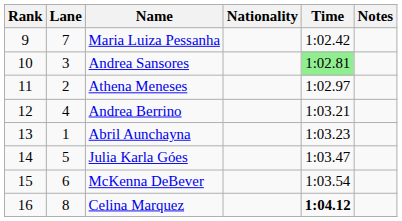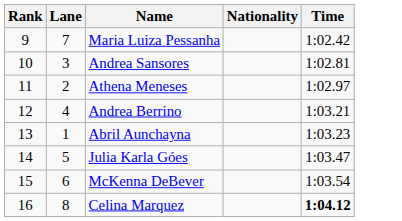- column: (375, 16)
(328, 63) lightgreen background -> (328, 63) no background
